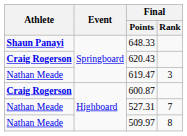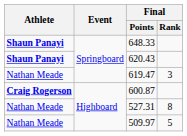(39, 59) Craig Rogerson -> (35, 59) Shaun Panayi
(170, 107) 7 -> (170, 107) 8
(170, 123) 8 -> (170, 123) 5
